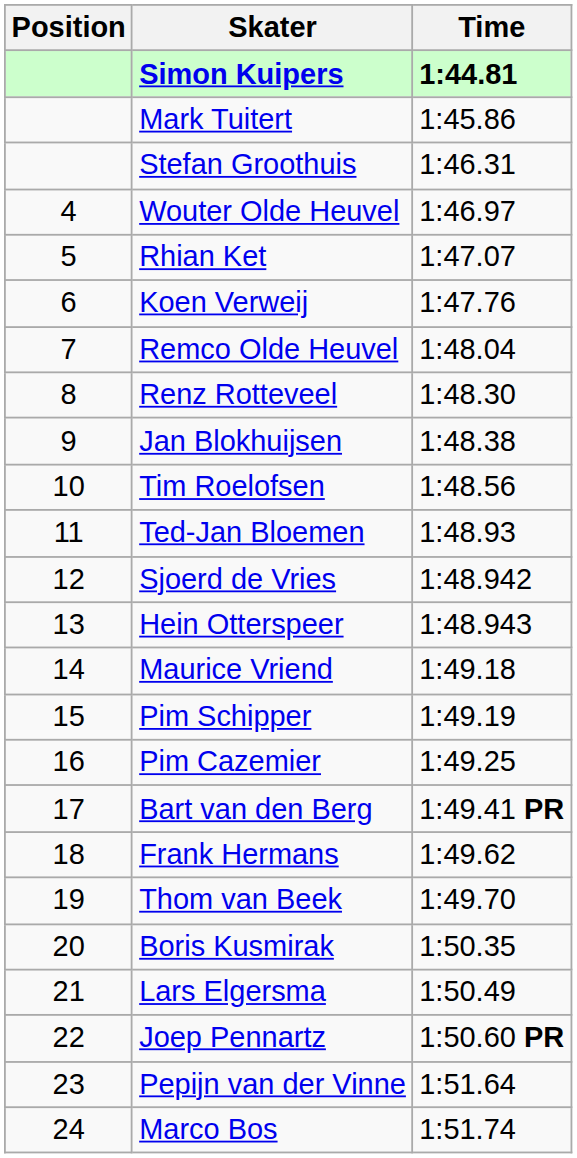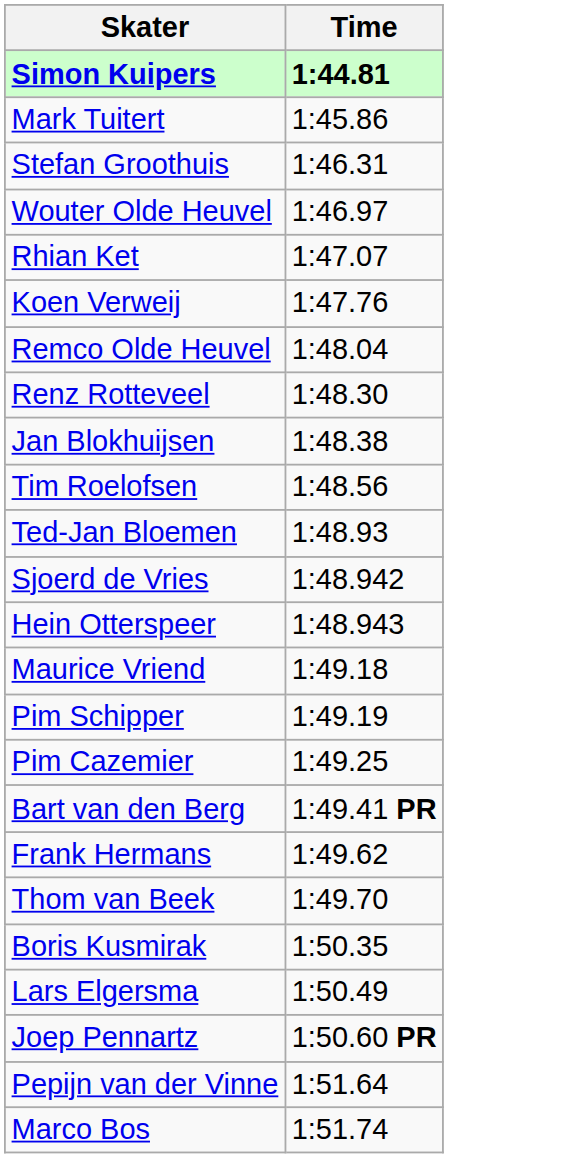- column: (69, 27)
